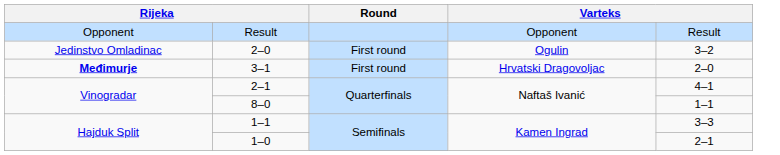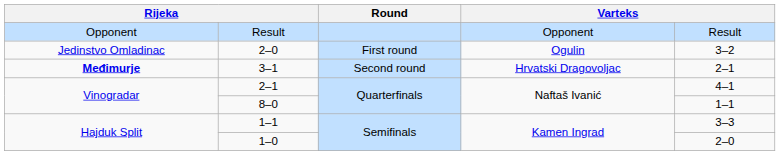(378, 68) First round -> (390, 68) Second round
(704, 68) 2–0 -> (725, 68) 2–1
(704, 141) 2–1 -> (725, 141) 2–0
